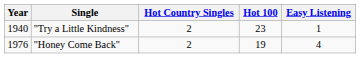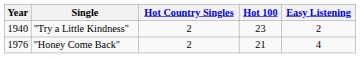(319, 28) 1 -> (319, 28) 2
(260, 45) 19 -> (260, 45) 21
